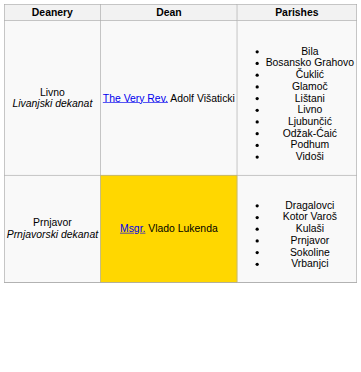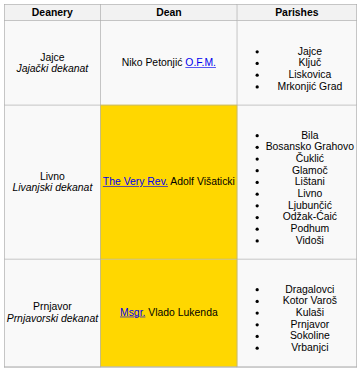+ row: (52, 63)
(169, 98) no background -> (169, 182) gold background
